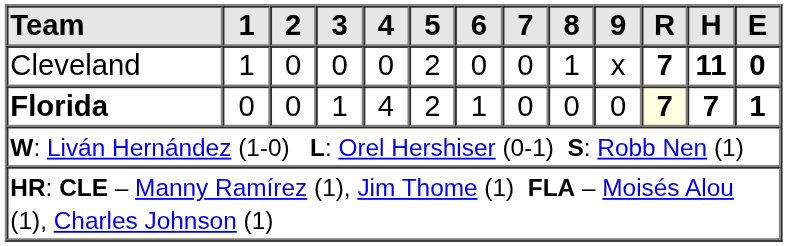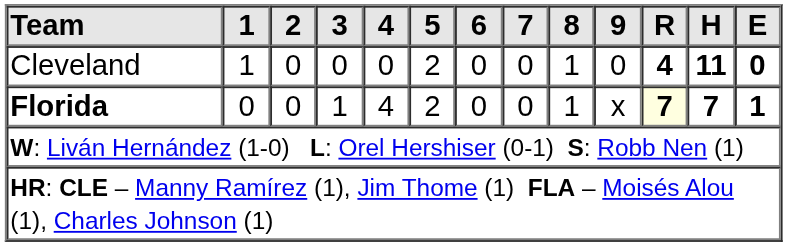(618, 65) x -> (618, 65) 0
(665, 65) 7 -> (665, 65) 4
(479, 106) 1 -> (479, 106) 0
(572, 106) 0 -> (572, 106) 1
(618, 106) 0 -> (618, 106) x
